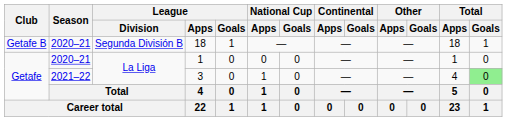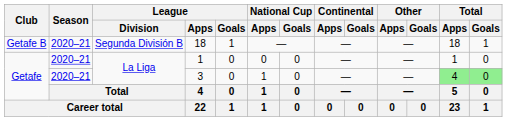(71, 76) 2021–22 -> (71, 76) 2020–21
(455, 76) no background -> (455, 76) lightgreen background
